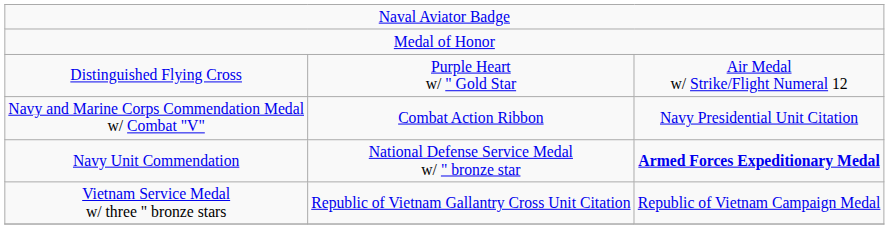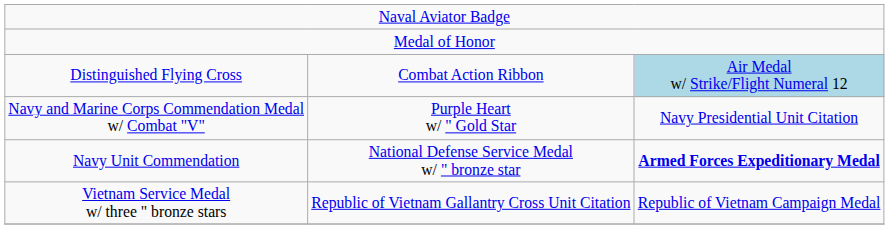(471, 75) Purple Heart w/ " Gold Star -> (471, 75) Combat Action Ribbon
(759, 75) no background -> (759, 75) lightblue background
(471, 117) Combat Action Ribbon -> (471, 117) Purple Heart w/ " Gold Star
